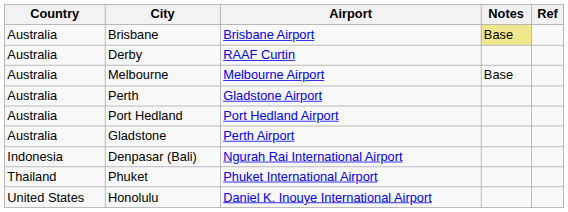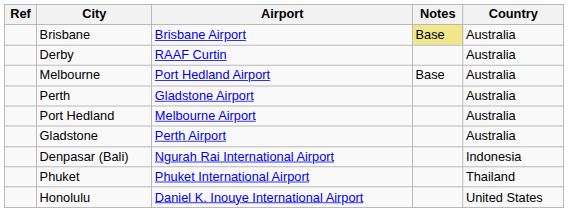columns swapped: (55, 14) <-> (547, 14)
(274, 75) Melbourne Airport -> (212, 75) Port Hedland Airport
(281, 116) Port Hedland Airport -> (205, 116) Melbourne Airport
